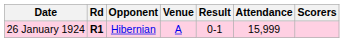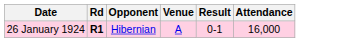- column: (317, 13)
(264, 29) 15,999 -> (264, 29) 16,000
